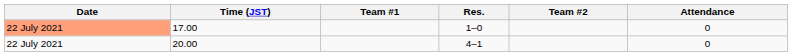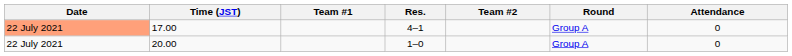+ column: (599, 12)
(474, 28) 1–0 -> (415, 28) 4–1
(474, 43) 4–1 -> (415, 43) 1–0
